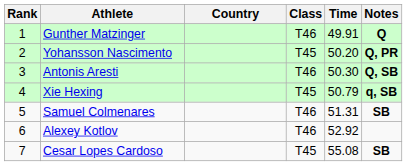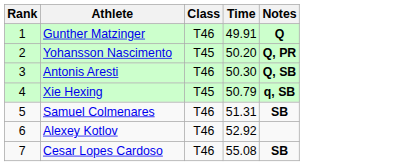- column: (235, 14)
(306, 151) T45 -> (204, 151) T46
